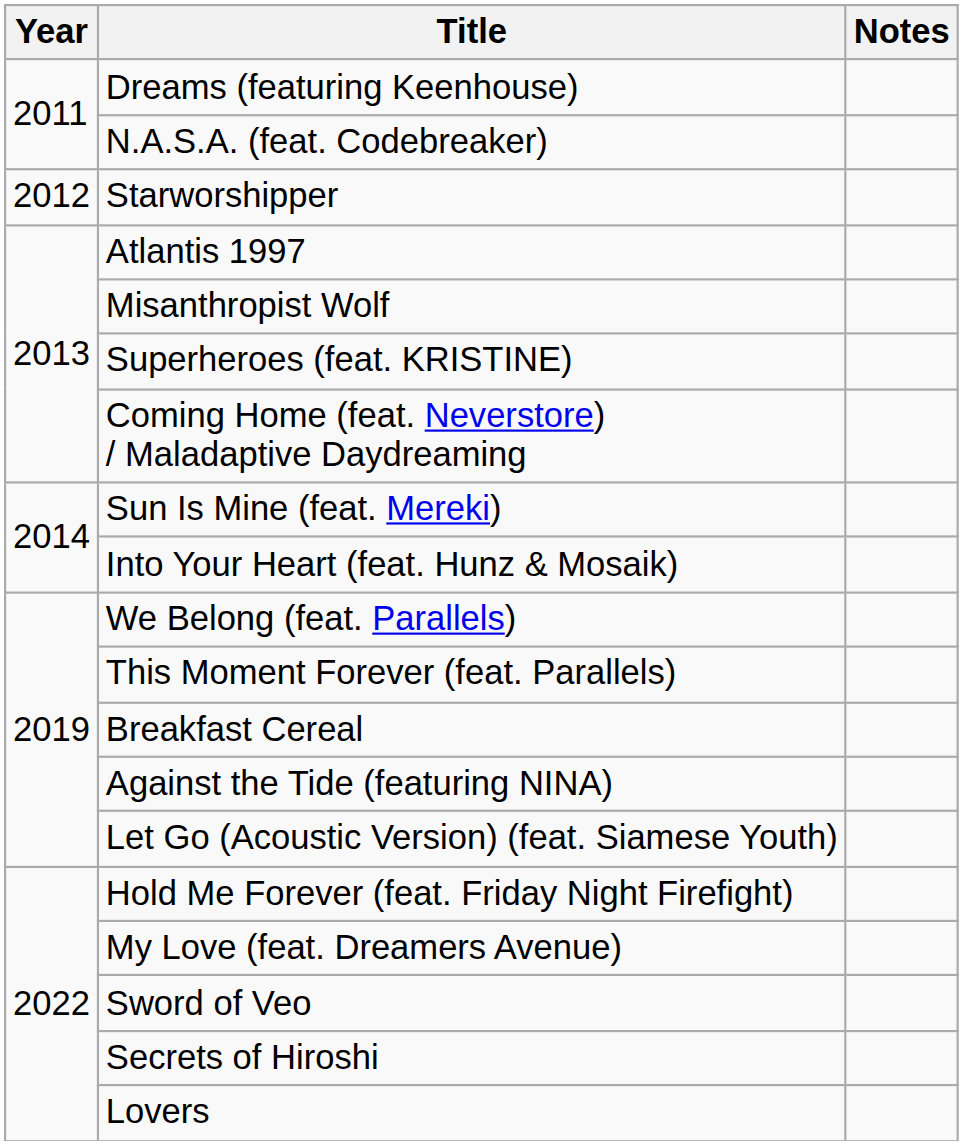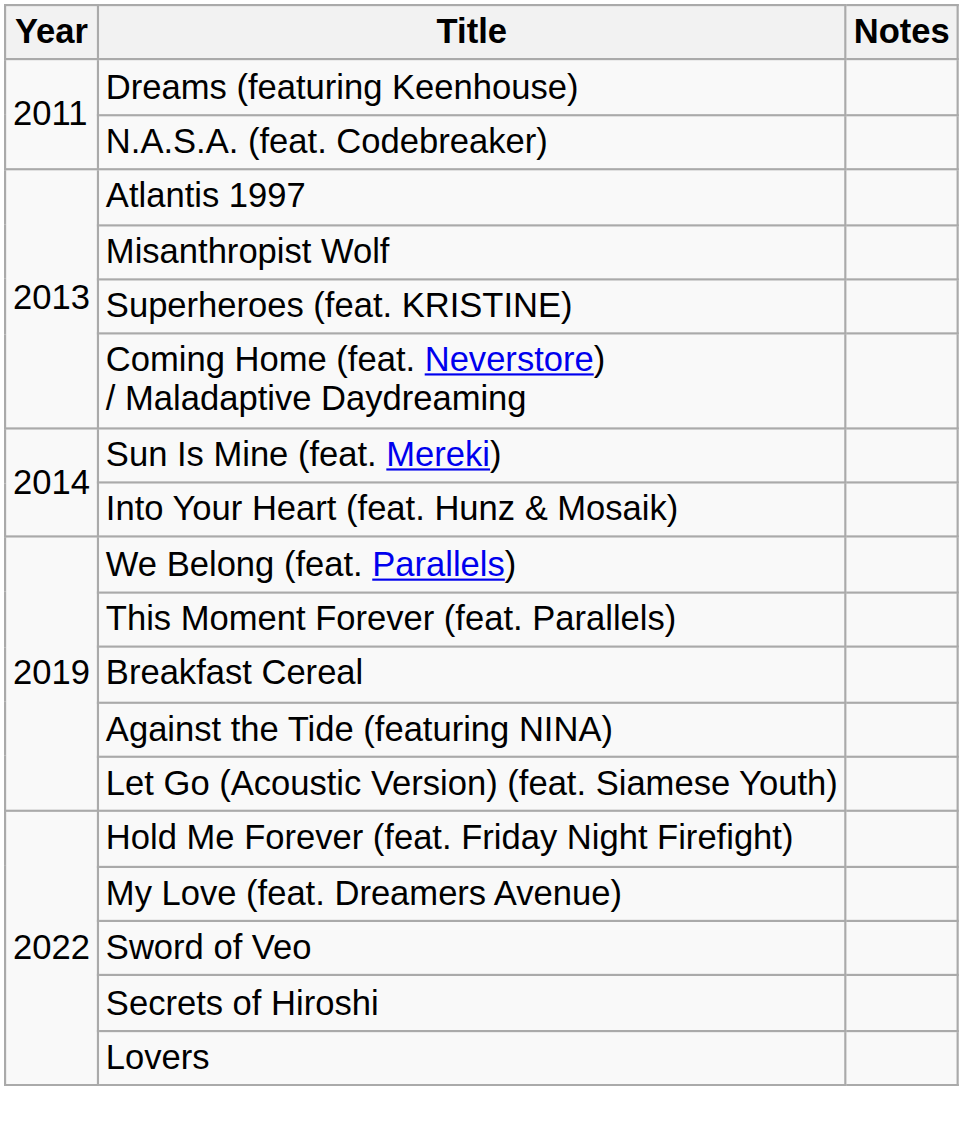- row: (222, 196)
